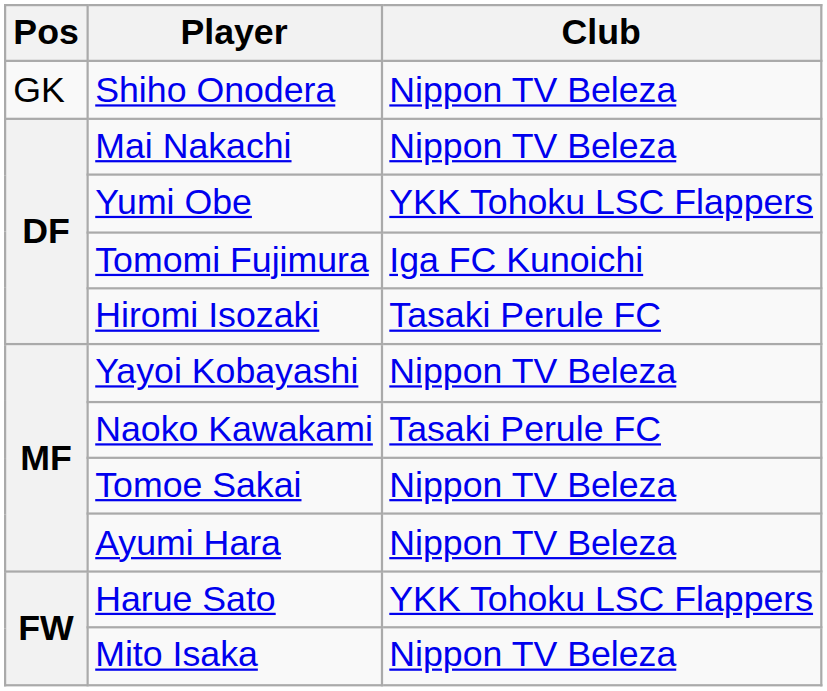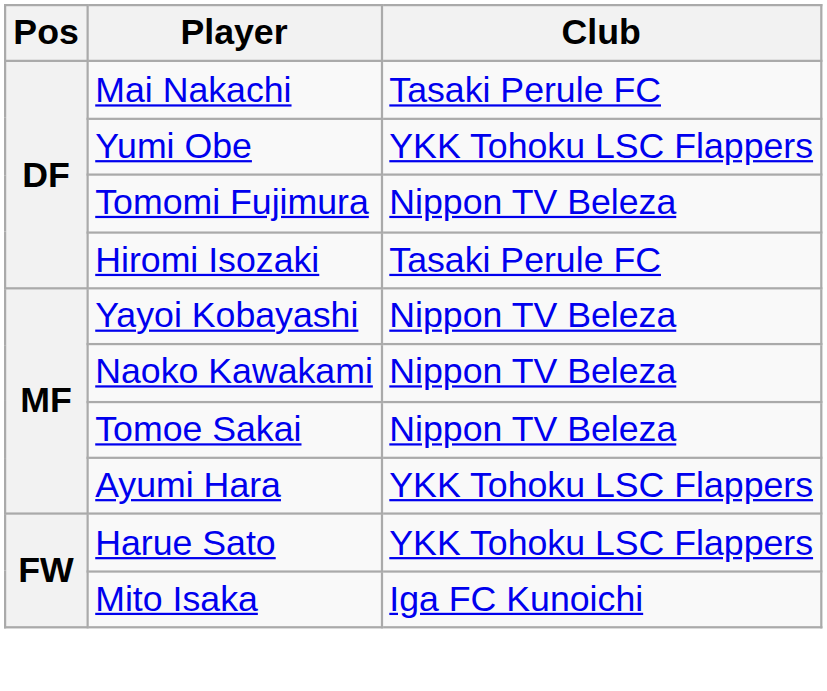- row: (215, 89)
(533, 145) Nippon TV Beleza -> (525, 89) Tasaki Perule FC
(516, 259) Iga FC Kunoichi -> (533, 202) Nippon TV Beleza
(525, 428) Tasaki Perule FC -> (533, 372) Nippon TV Beleza
(533, 542) Nippon TV Beleza -> (601, 485) YKK Tohoku LSC Flappers
(533, 655) Nippon TV Beleza -> (516, 598) Iga FC Kunoichi
